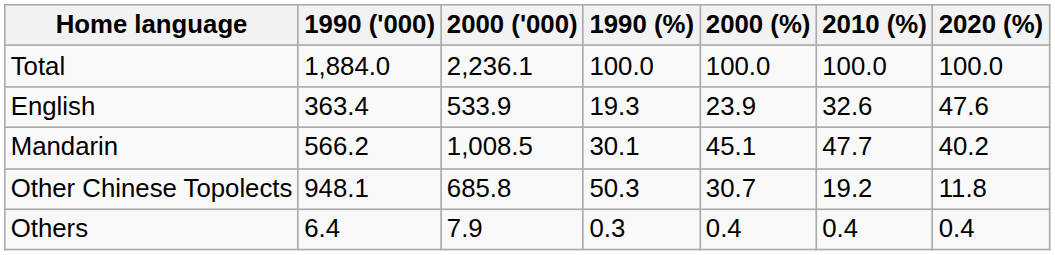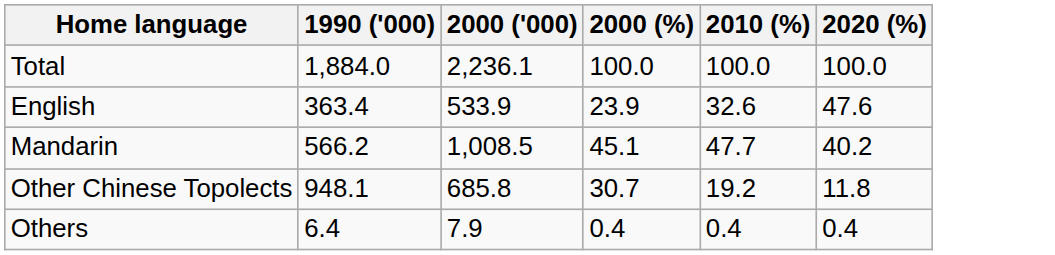- column: (642, 24)
